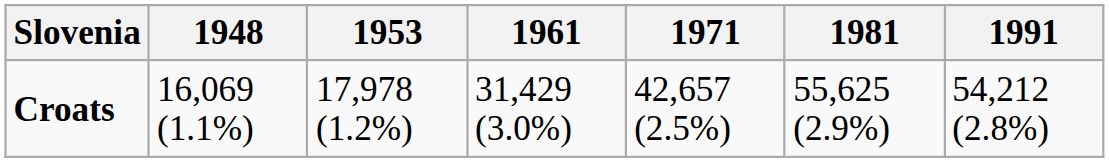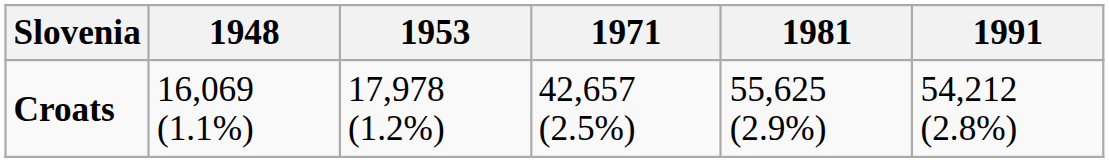- column: (546, 32)
